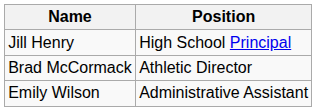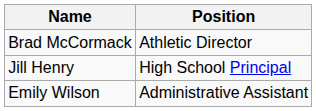rows swapped: (41, 42) <-> (70, 67)
